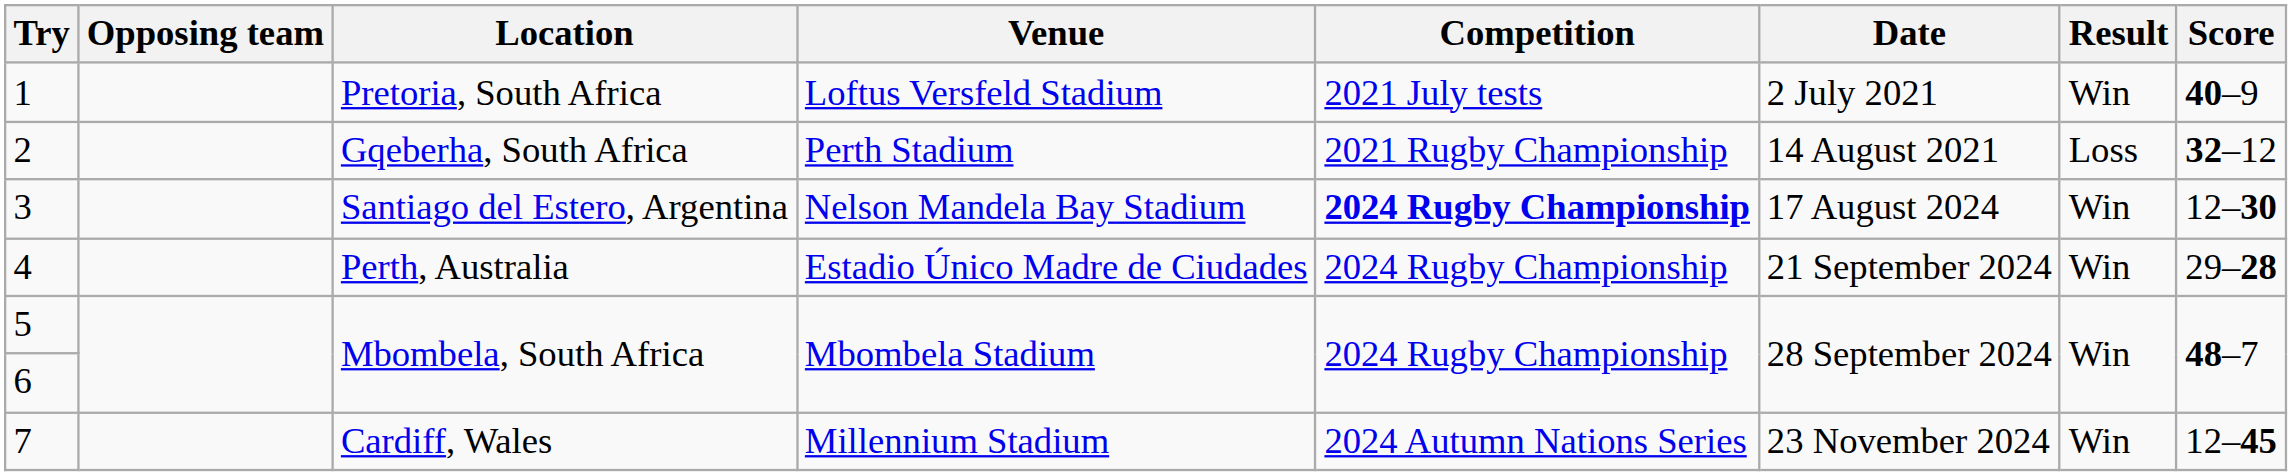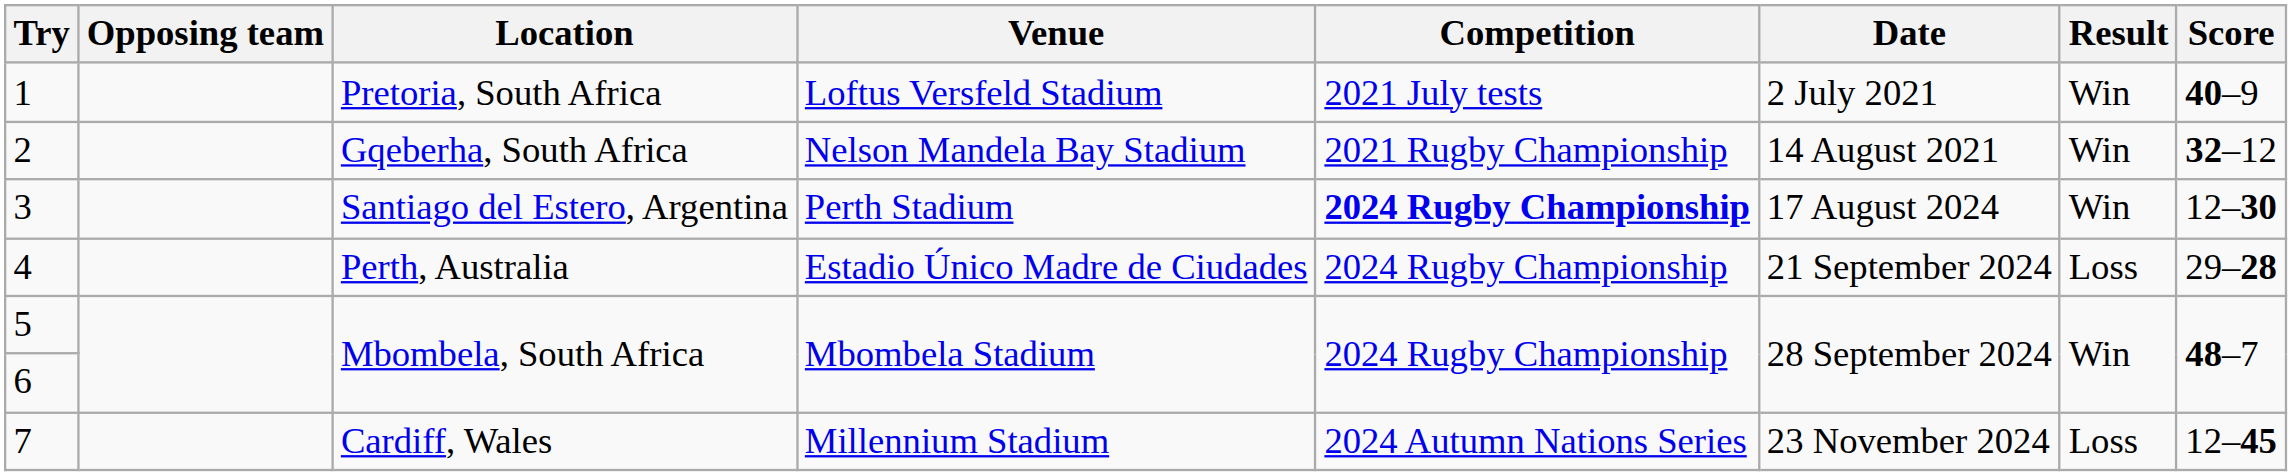(909, 149) Perth Stadium -> (1025, 149) Nelson Mandela Bay Stadium
(2103, 149) Loss -> (2099, 149) Win
(1025, 207) Nelson Mandela Bay Stadium -> (909, 207) Perth Stadium
(2099, 265) Win -> (2103, 265) Loss
(2099, 440) Win -> (2103, 440) Loss
